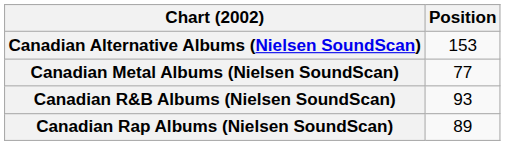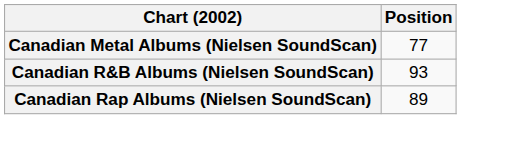- row: (215, 45)
